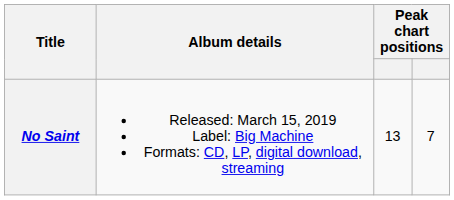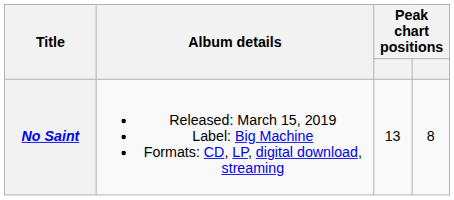(431, 136) 7 -> (431, 136) 8
